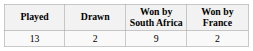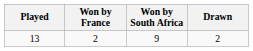columns swapped: (217, 17) <-> (95, 17)
